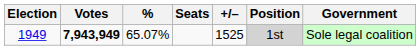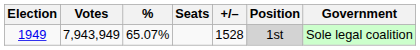(92, 34) bold -> (92, 34) normal
(230, 34) 1525 -> (230, 34) 1528
